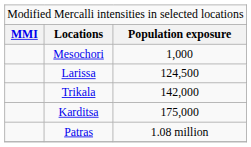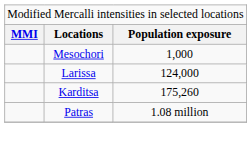(180, 73) 124,500 -> (180, 73) 124,000
- row: (79, 92)
(180, 112) 175,000 -> (180, 92) 175,260
